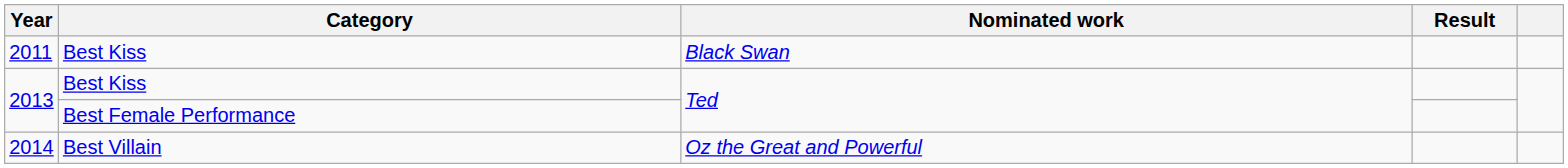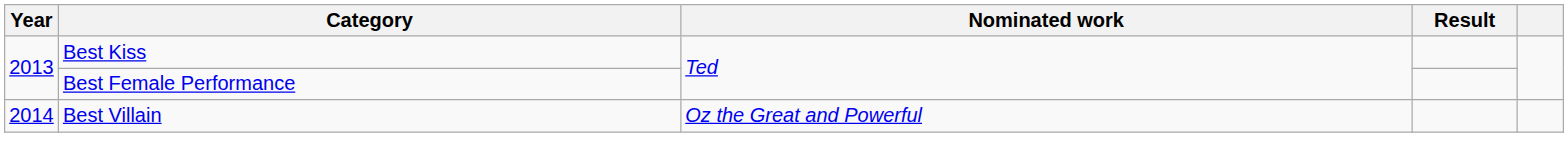- row: (31, 52)
